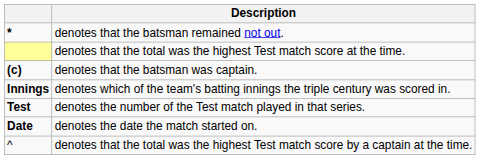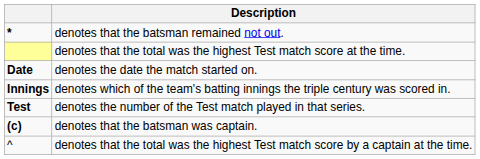rows swapped: (156, 70) <-> (156, 126)
